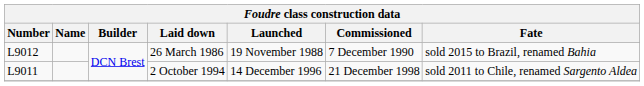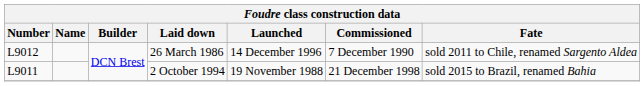(277, 52) 19 November 1988 -> (276, 52) 14 December 1996
(511, 52) sold 2015 to Brazil, renamed Bahia -> (531, 52) sold 2011 to Chile, renamed Sargento Aldea
(276, 71) 14 December 1996 -> (277, 71) 19 November 1988
(531, 71) sold 2011 to Chile, renamed Sargento Aldea -> (511, 71) sold 2015 to Brazil, renamed Bahia
